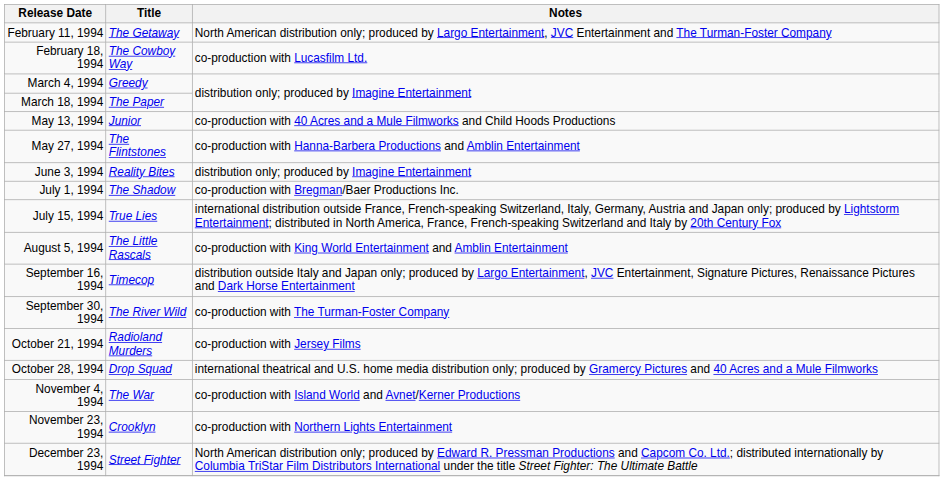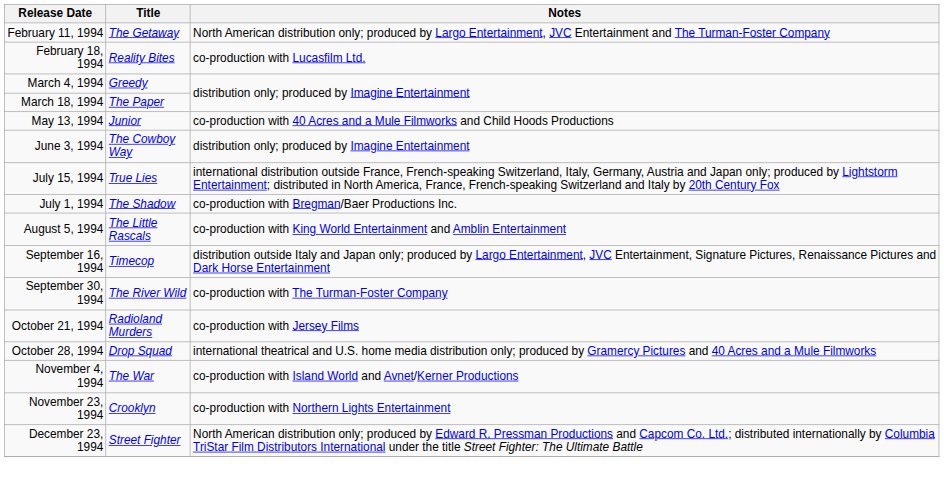(142, 58) The Cowboy Way -> (142, 58) Reality Bites
- row: (67, 146)
(142, 171) Reality Bites -> (142, 146) The Cowboy Way
rows swapped: (71, 190) <-> (68, 216)
